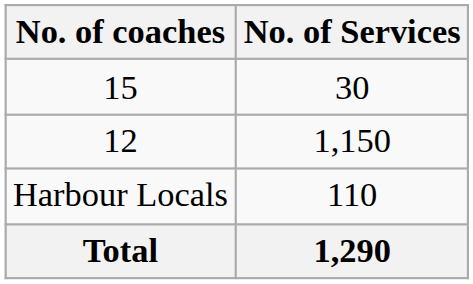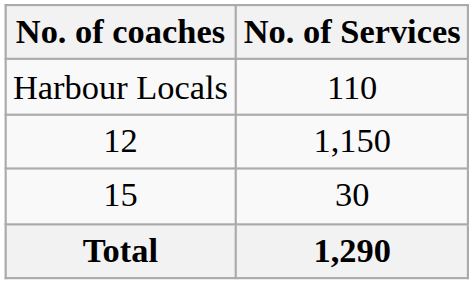rows swapped: (120, 195) <-> (120, 86)
